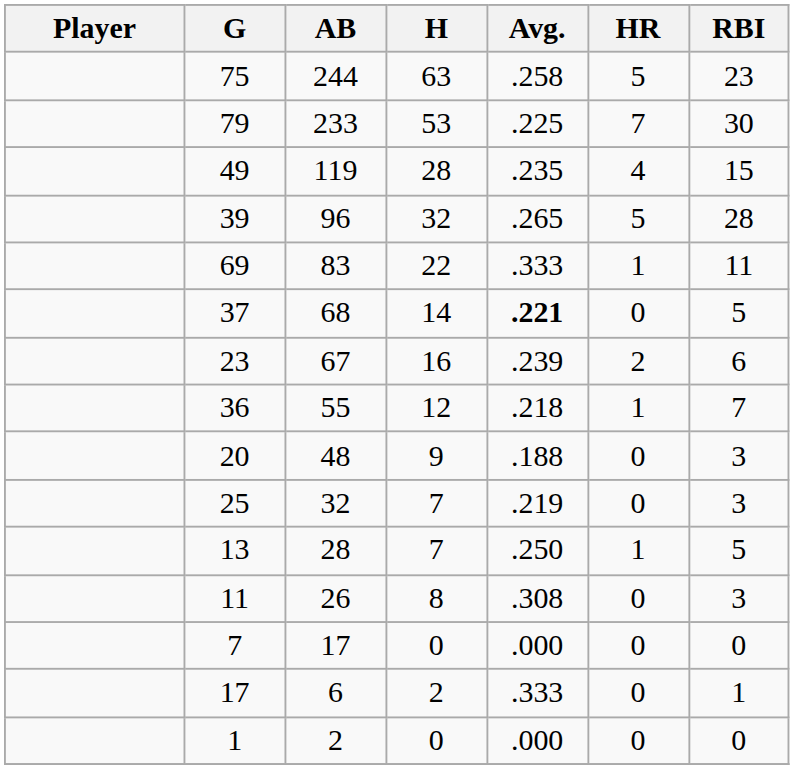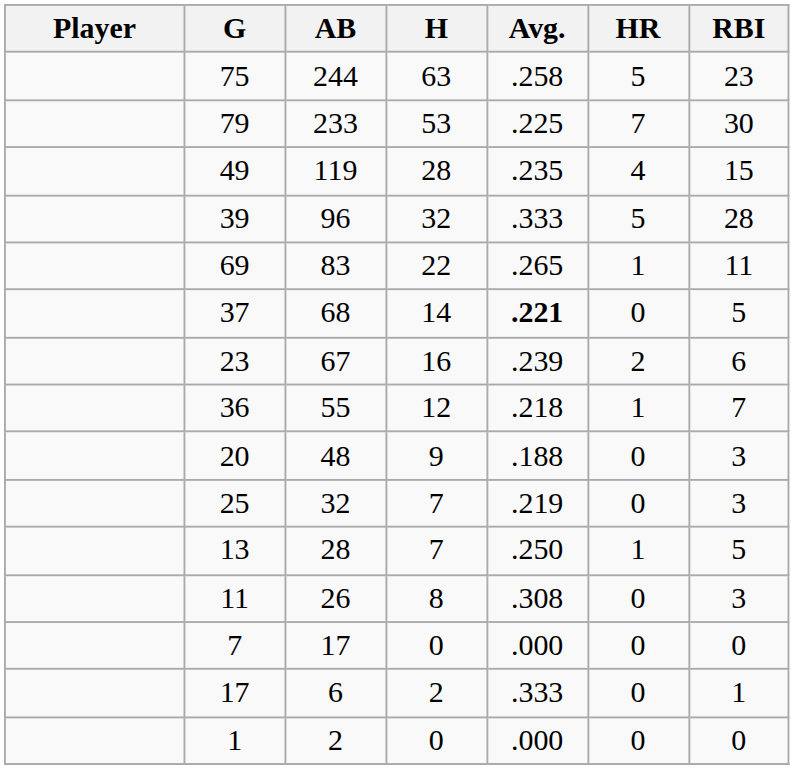(537, 218) .265 -> (537, 218) .333
(537, 265) .333 -> (537, 265) .265
